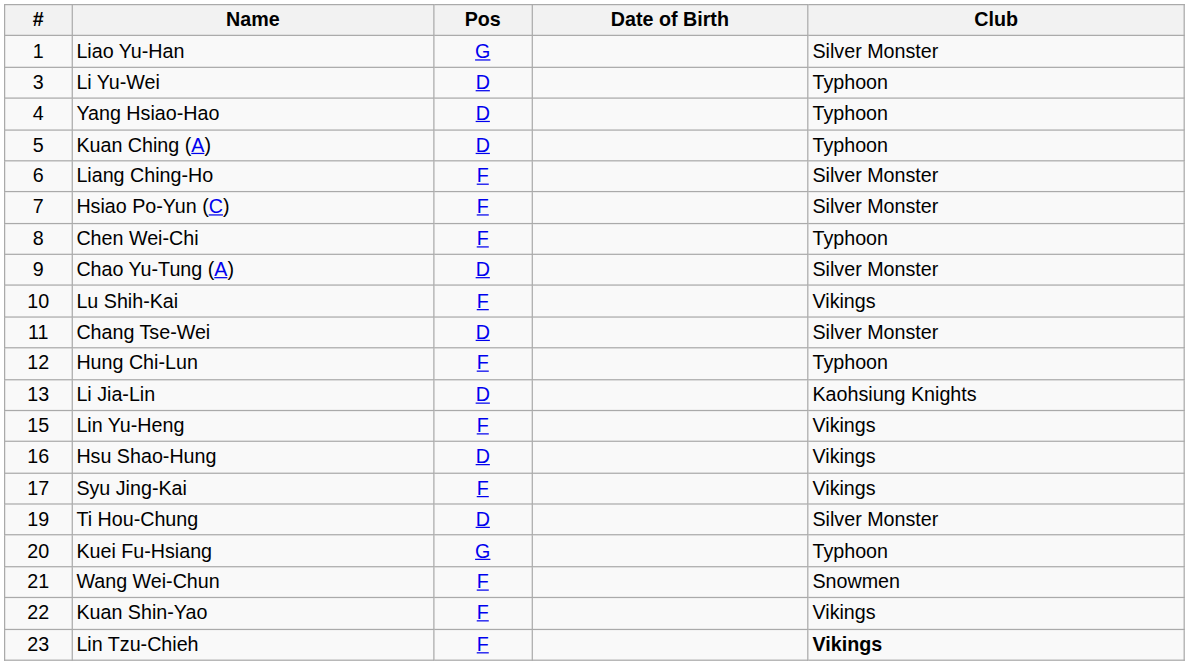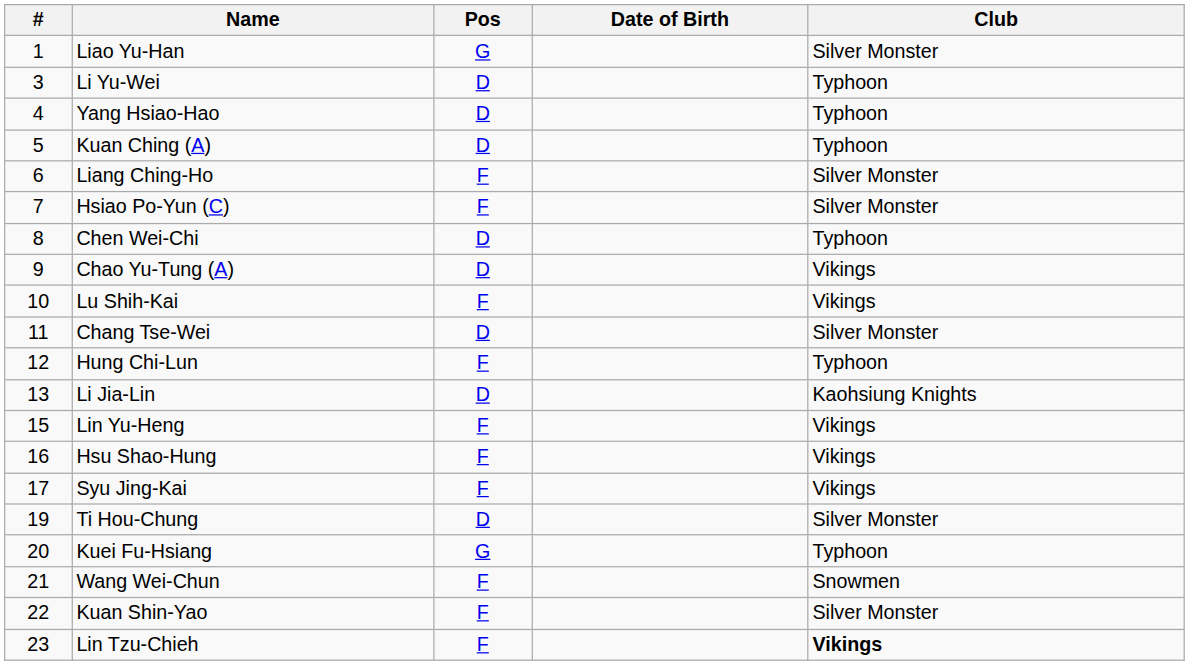(483, 238) F -> (483, 238) D
(875, 269) Silver Monster -> (844, 269) Vikings
(483, 457) D -> (483, 457) F
(844, 613) Vikings -> (875, 613) Silver Monster
